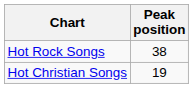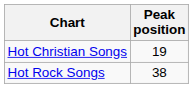rows swapped: (67, 72) <-> (56, 51)
